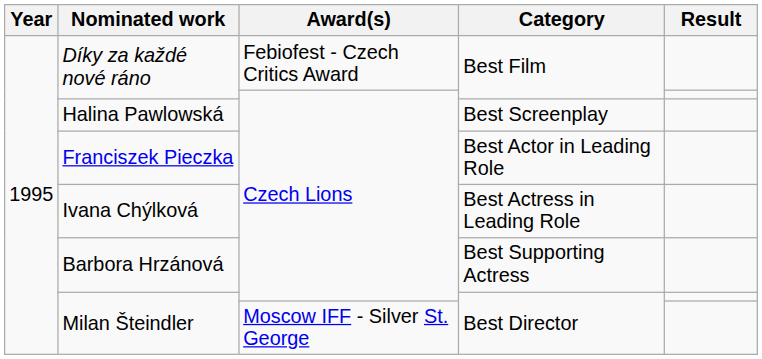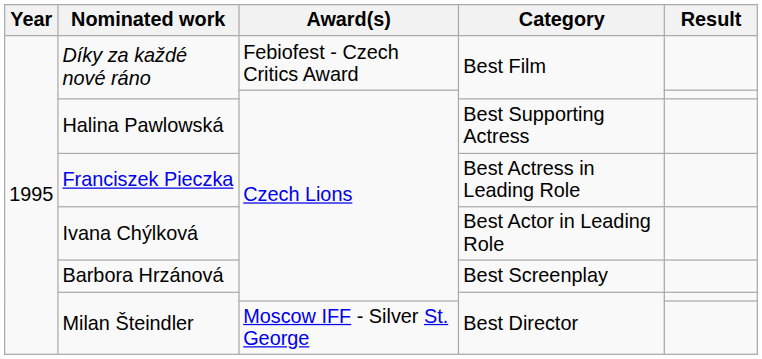(536, 114) Best Screenplay -> (534, 125) Best Supporting Actress
(557, 157) Best Actor in Leading Role -> (529, 179) Best Actress in Leading Role
(529, 211) Best Actress in Leading Role -> (557, 233) Best Actor in Leading Role
(534, 264) Best Supporting Actress -> (536, 275) Best Screenplay
